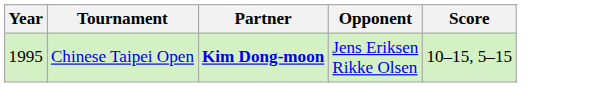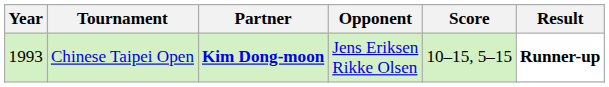+ column: (560, 19)
(26, 57) 1995 -> (26, 57) 1993
